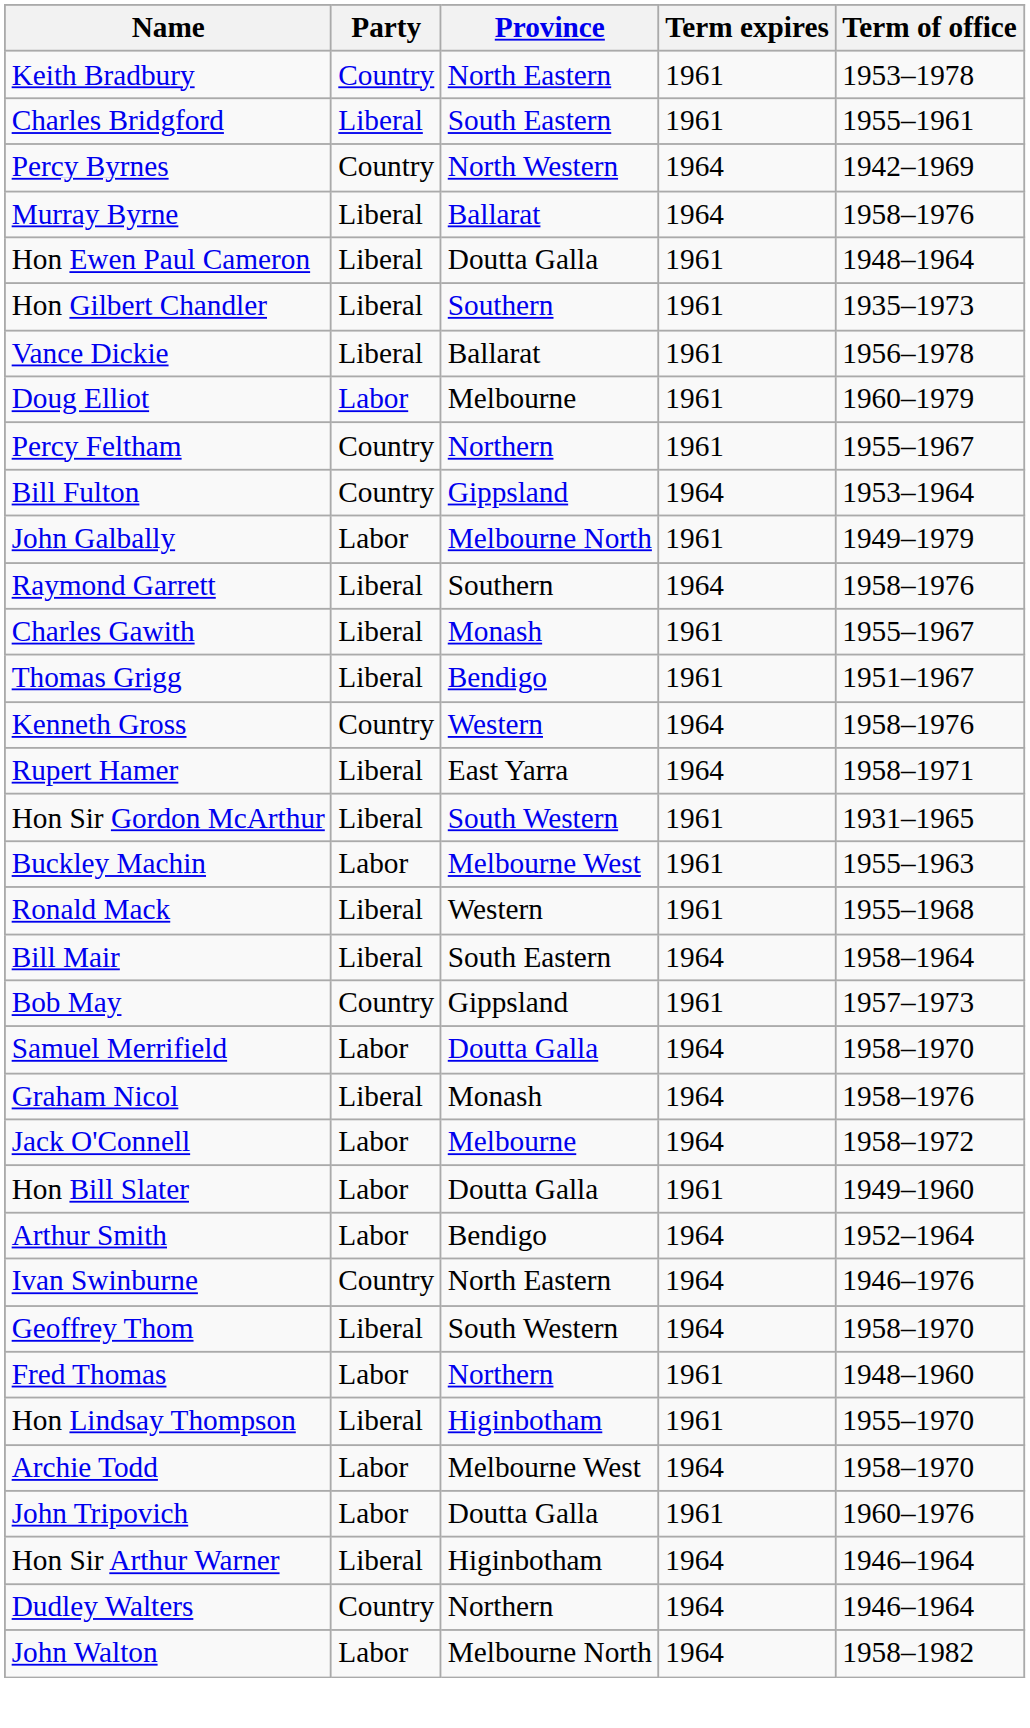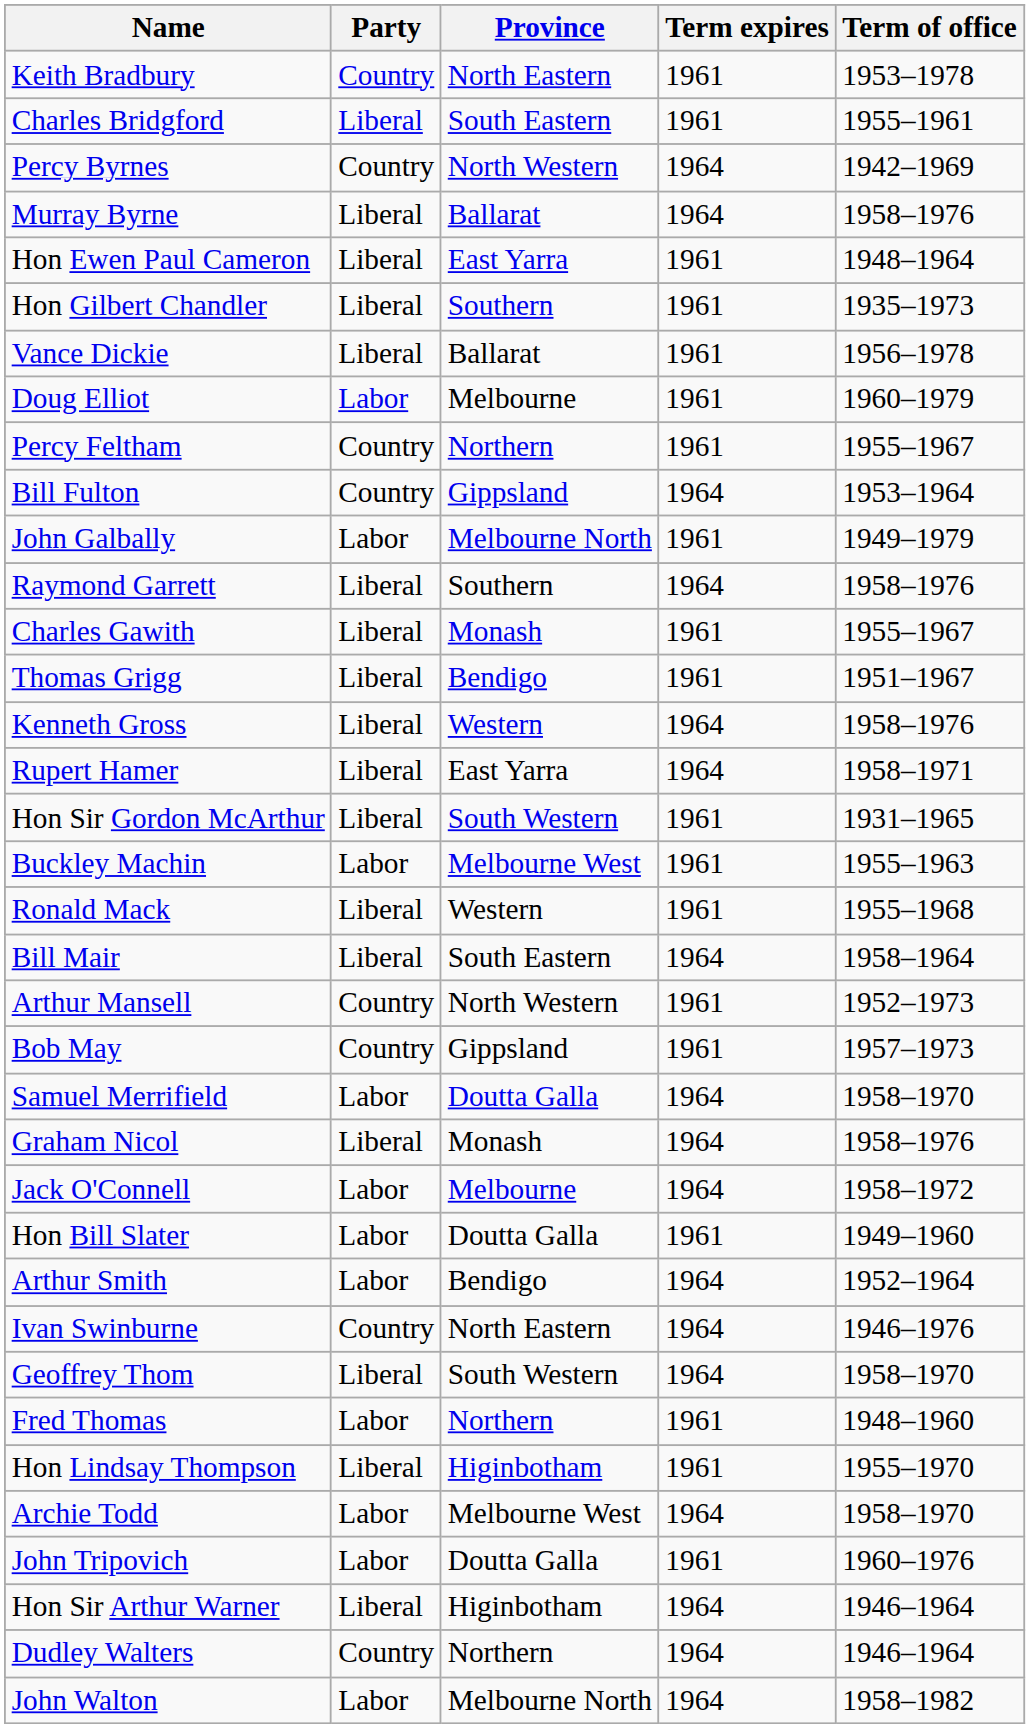(523, 259) Doutta Galla -> (508, 259) East Yarra
(386, 724) Country -> (381, 724) Liberal
+ row: (102, 1002)
